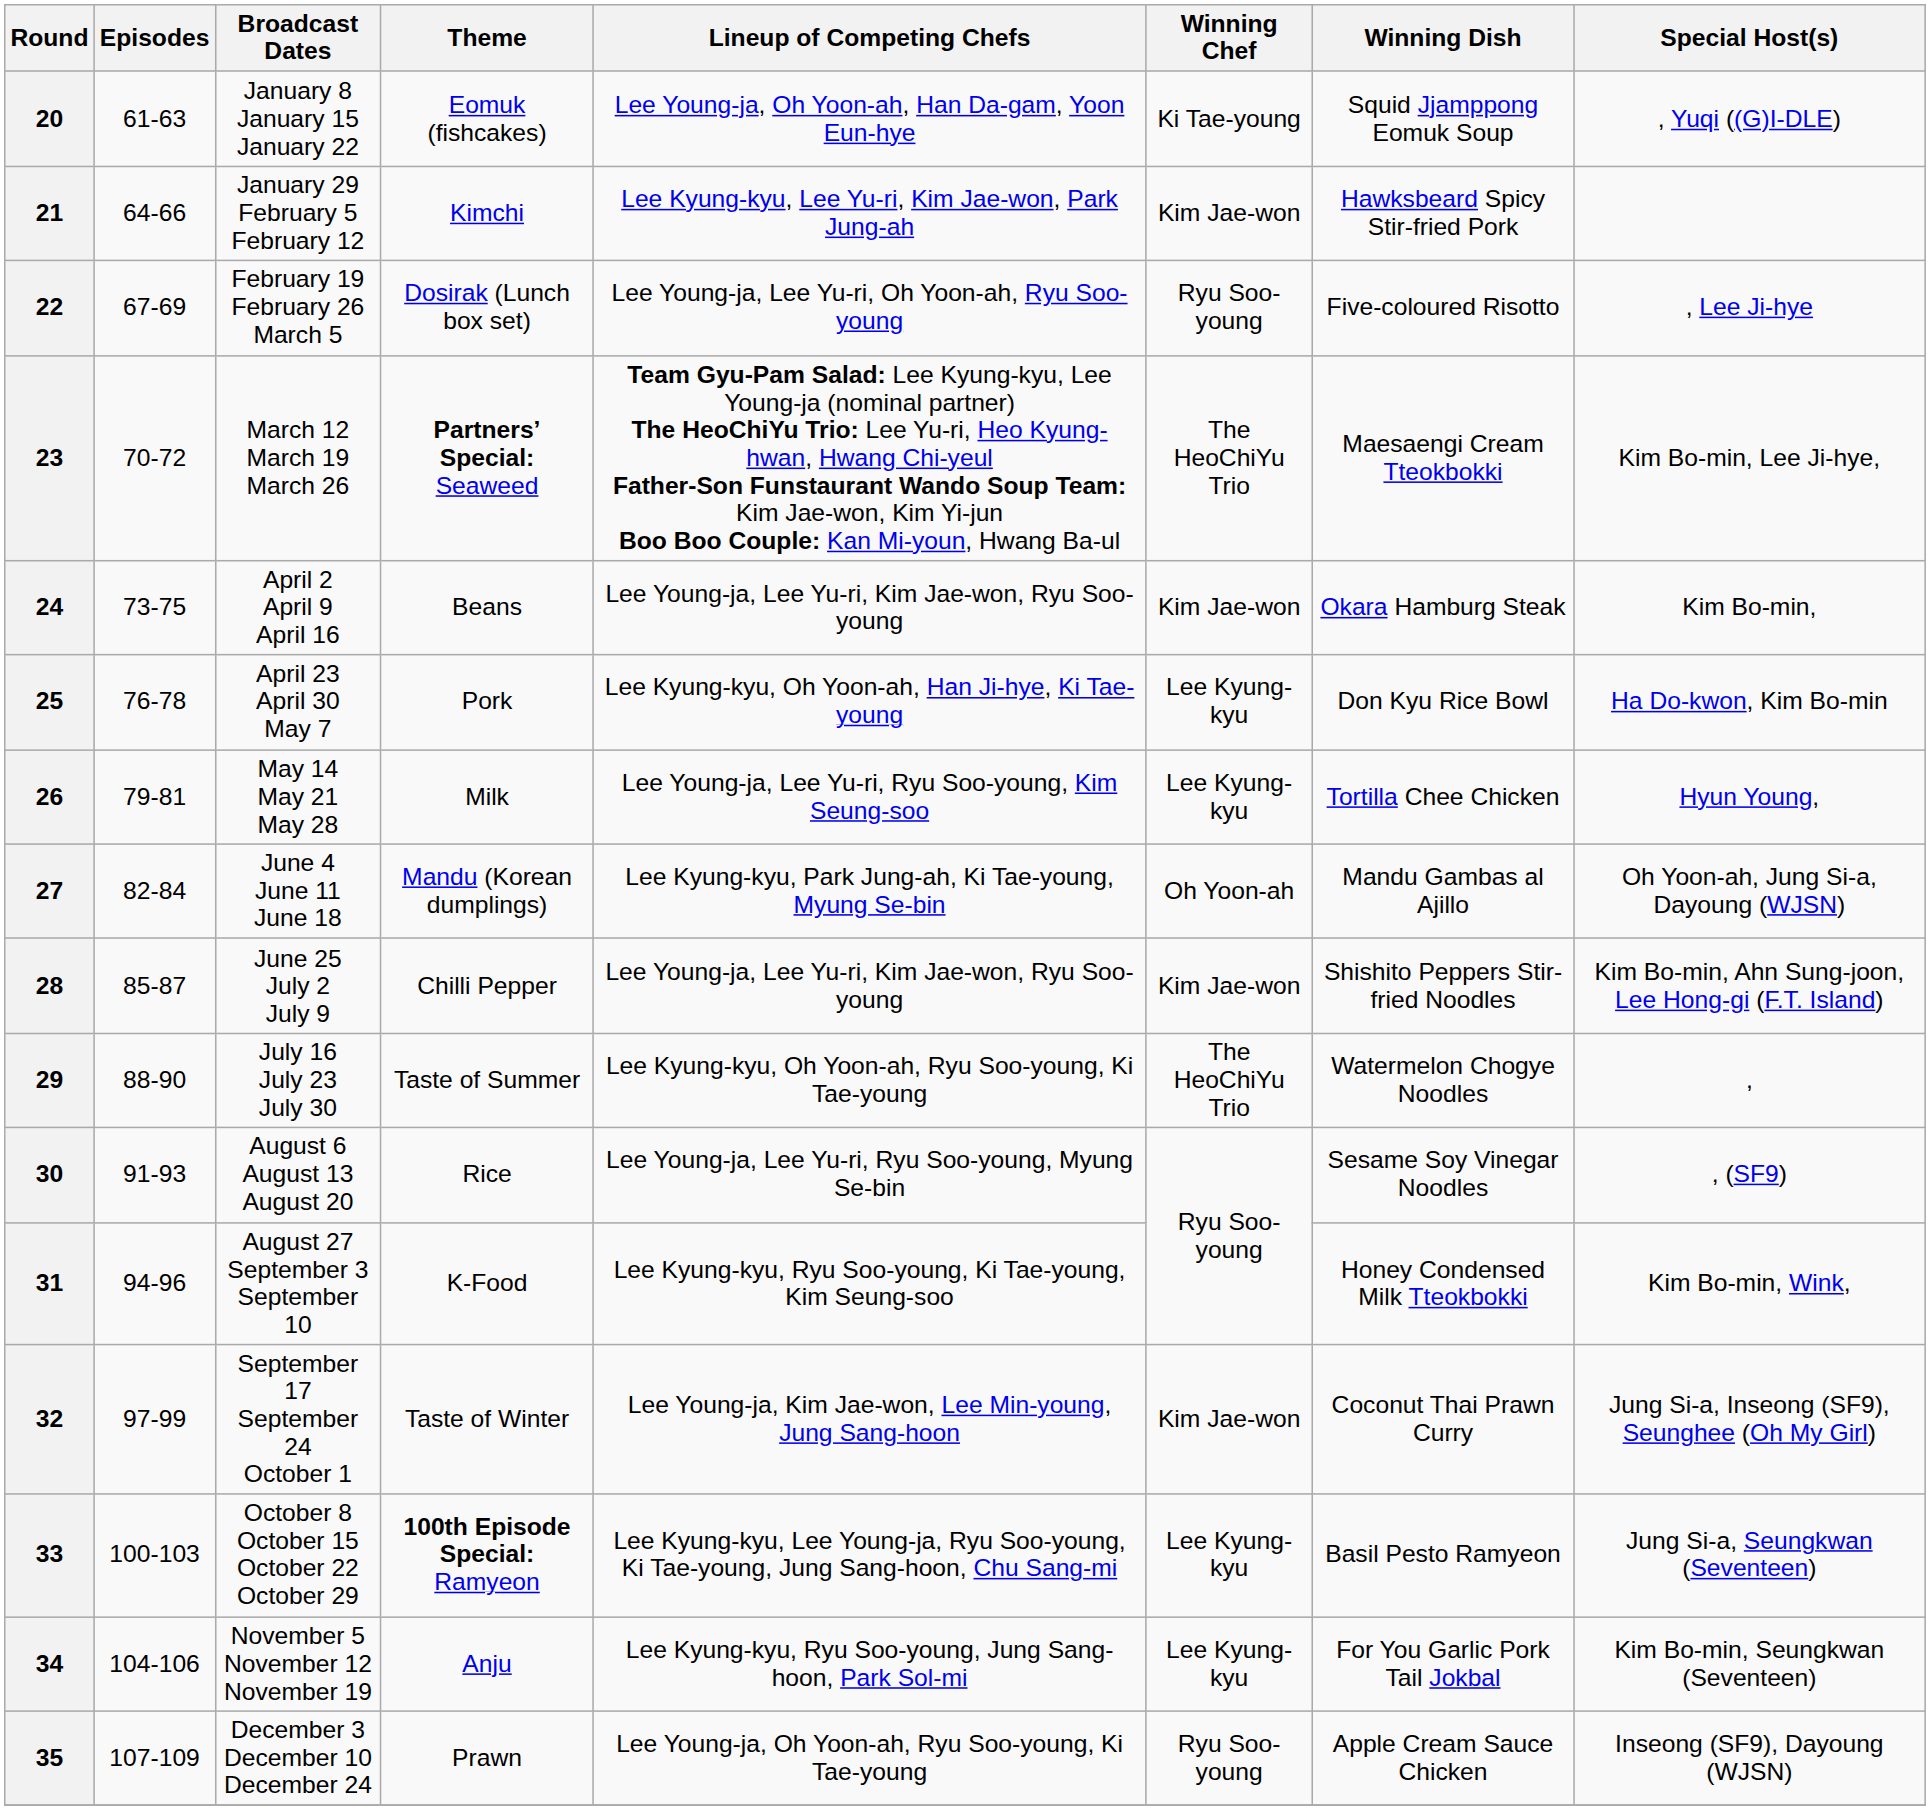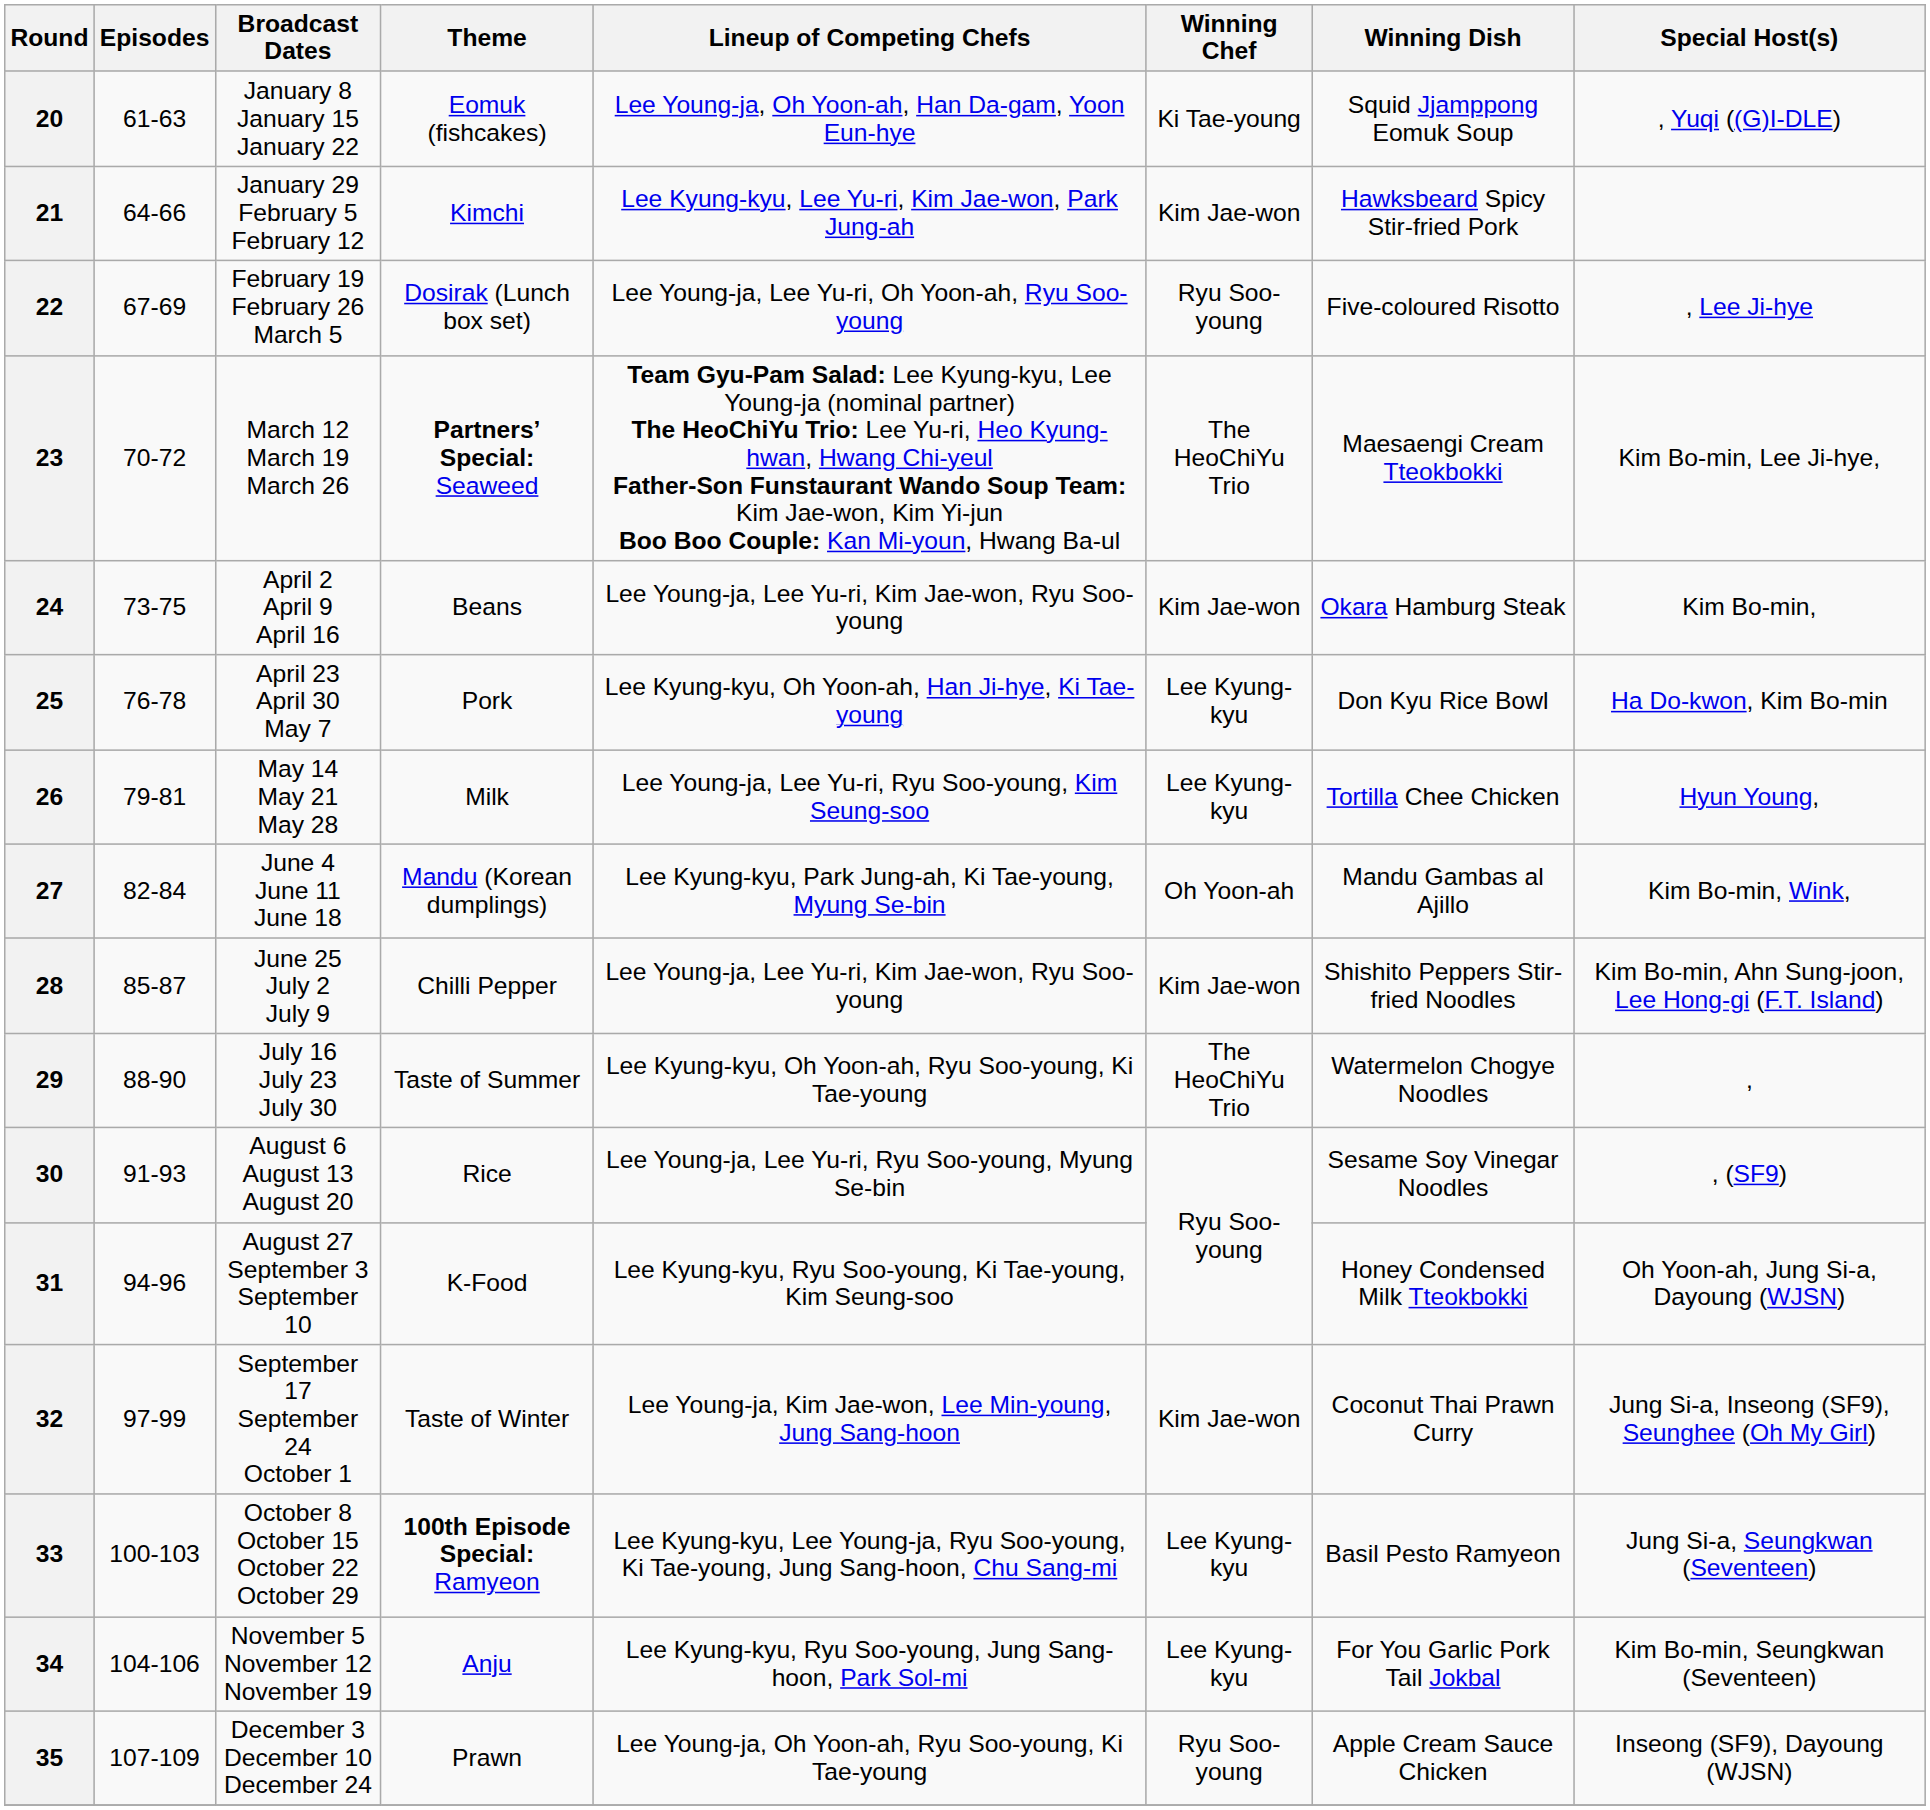(1749, 891) Oh Yoon-ah, Jung Si-a, Dayoung (WJSN) -> (1749, 891) Kim Bo-min, Wink,
(1749, 1282) Kim Bo-min, Wink, -> (1749, 1282) Oh Yoon-ah, Jung Si-a, Dayoung (WJSN)
